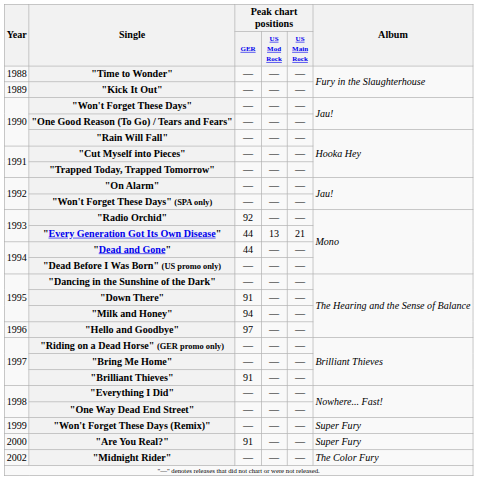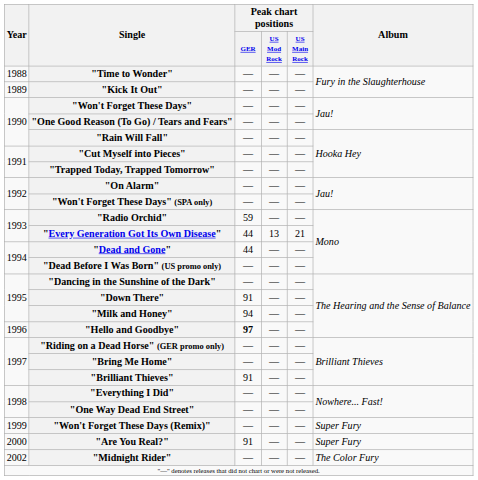(248, 217) 92 -> (248, 217) 59
(248, 329) normal -> (248, 329) bold
